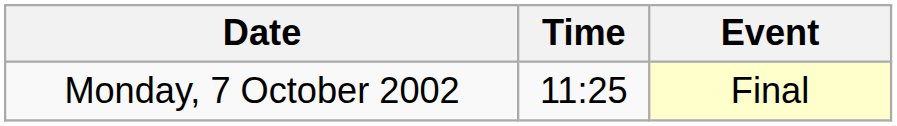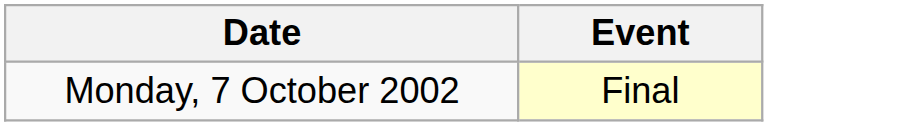- column: (584, 33)
